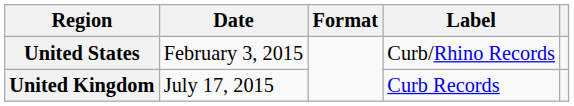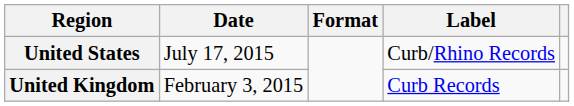(233, 52) February 3, 2015 -> (219, 52) July 17, 2015
(219, 85) July 17, 2015 -> (233, 85) February 3, 2015
